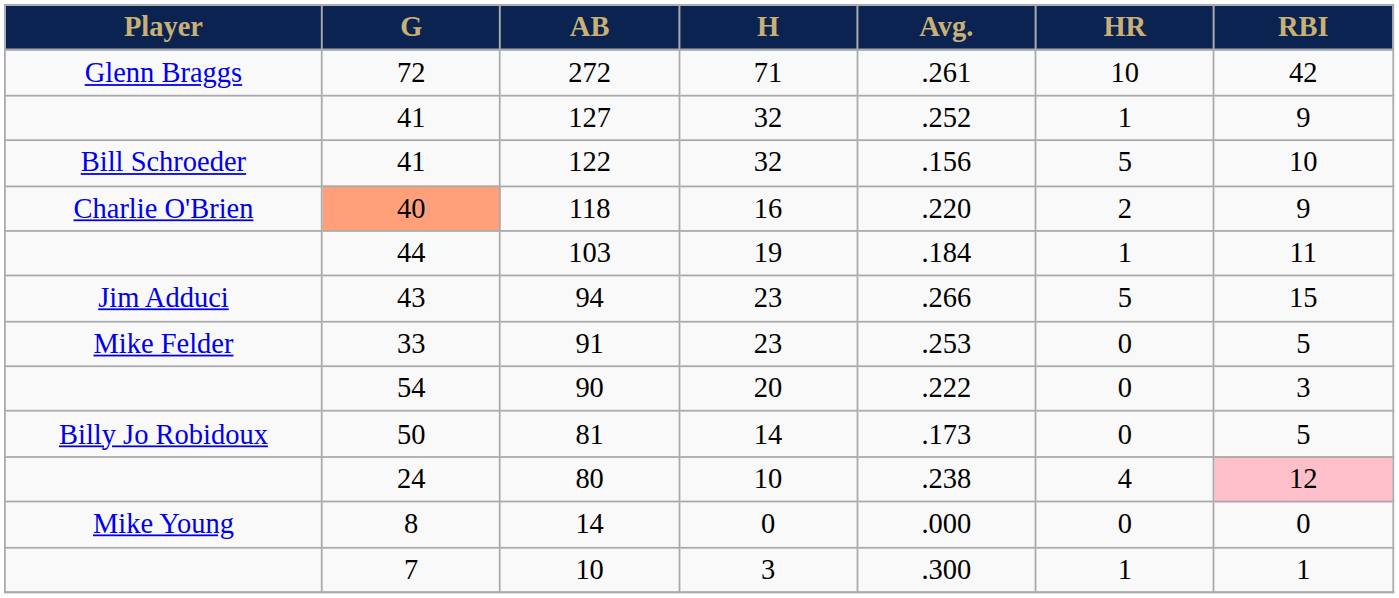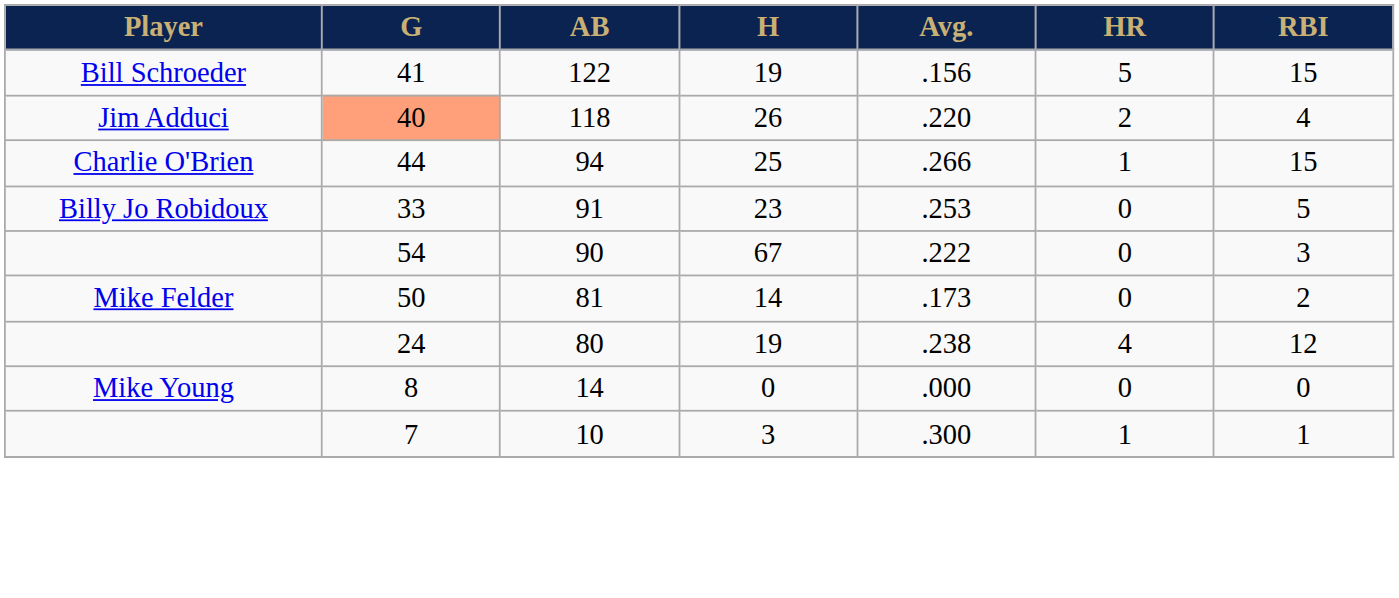- row: (590, 72)
- row: (590, 117)
(768, 162) 32 -> (768, 72) 19
(1303, 162) 10 -> (1303, 72) 15
(163, 207) Charlie O'Brien -> (163, 117) Jim Adduci
(768, 207) 16 -> (768, 117) 26
(1303, 207) 9 -> (1303, 117) 4
- row: (590, 252)
(163, 298) Jim Adduci -> (163, 162) Charlie O'Brien
(411, 298) 43 -> (411, 162) 44
(768, 298) 23 -> (768, 162) 25
(1125, 298) 5 -> (1125, 162) 1
(163, 343) Mike Felder -> (163, 207) Billy Jo Robidoux
(768, 388) 20 -> (768, 252) 67
(163, 433) Billy Jo Robidoux -> (163, 298) Mike Felder
(1303, 433) 5 -> (1303, 298) 2
(768, 478) 10 -> (768, 343) 19
(1303, 478) pink background -> (1303, 343) no background
